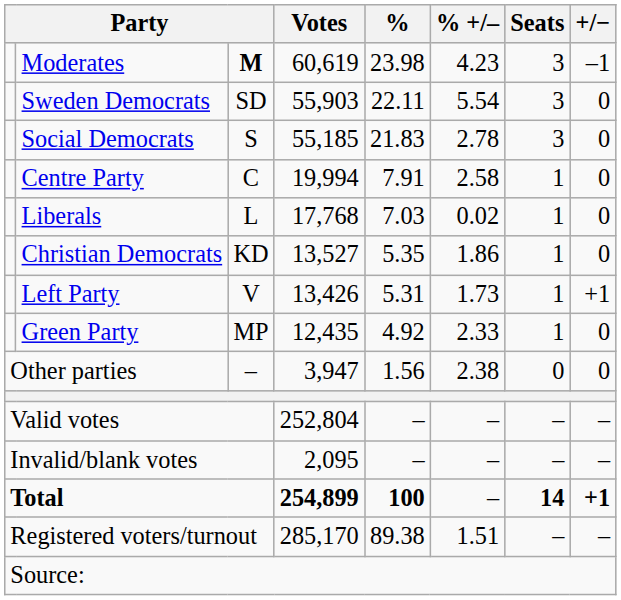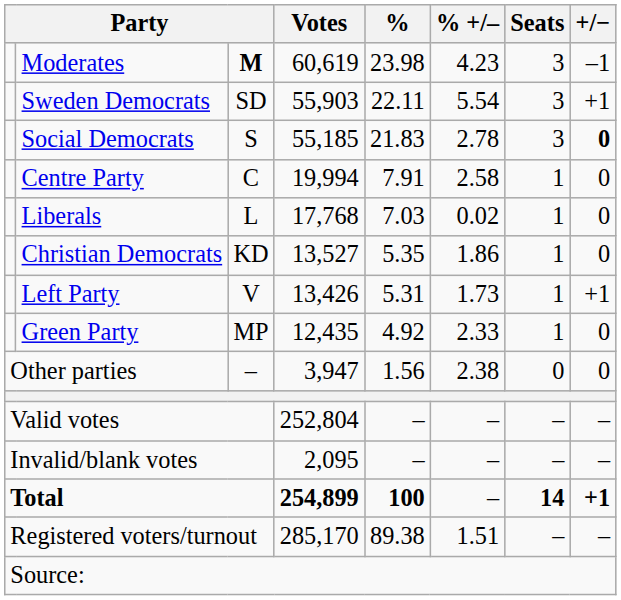(604, 100) 0 -> (597, 100) +1
(604, 139) normal -> (604, 139) bold
